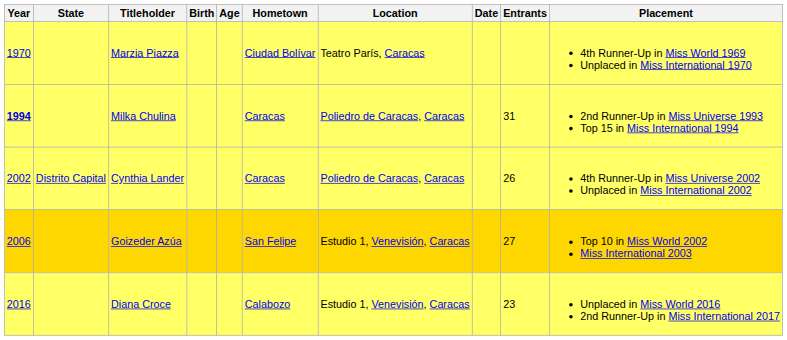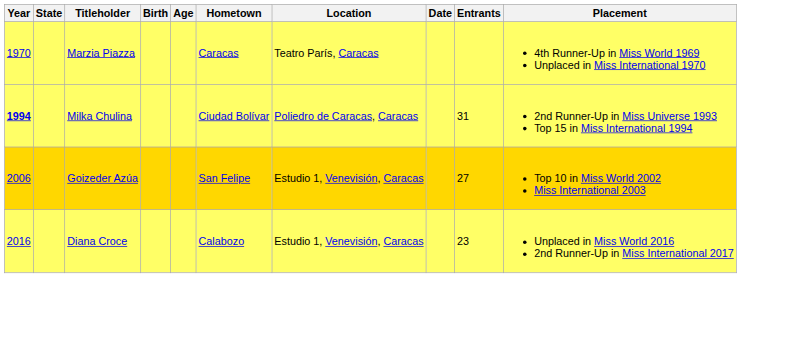(280, 53) Ciudad Bolívar -> (219, 53) Caracas
(265, 116) Caracas -> (234, 116) Ciudad Bolívar
- row: (148, 179)
